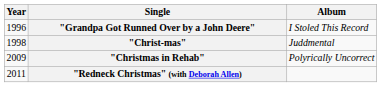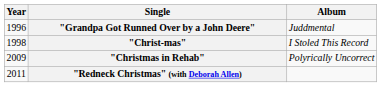(329, 27) I Stoled This Record -> (312, 27) Juddmental
(312, 43) Juddmental -> (329, 43) I Stoled This Record
